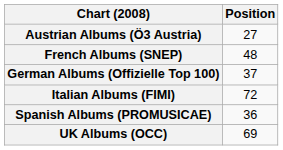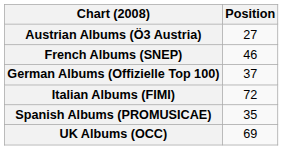(250, 54) 48 -> (250, 54) 46
(250, 114) 36 -> (250, 114) 35
